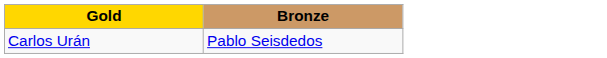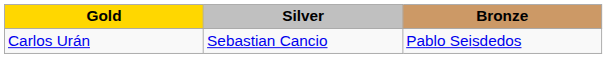+ column: (303, 16)
